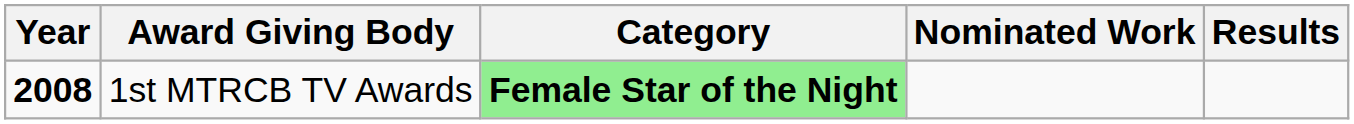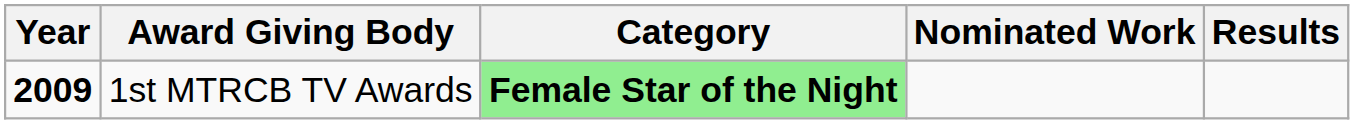(53, 88) 2008 -> (53, 88) 2009
